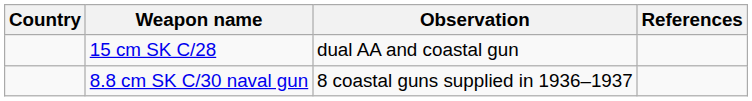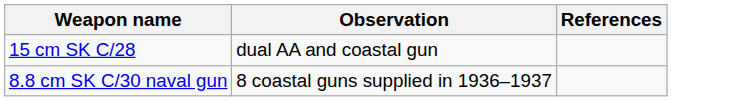- column: (45, 19)
